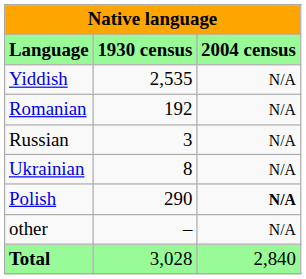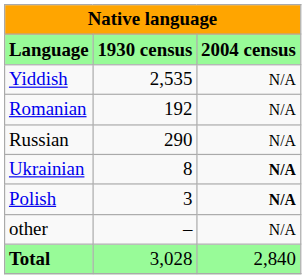(188, 139) 3 -> (178, 139) 290
(282, 170) normal -> (282, 169) bold
(178, 199) 290 -> (188, 199) 3
